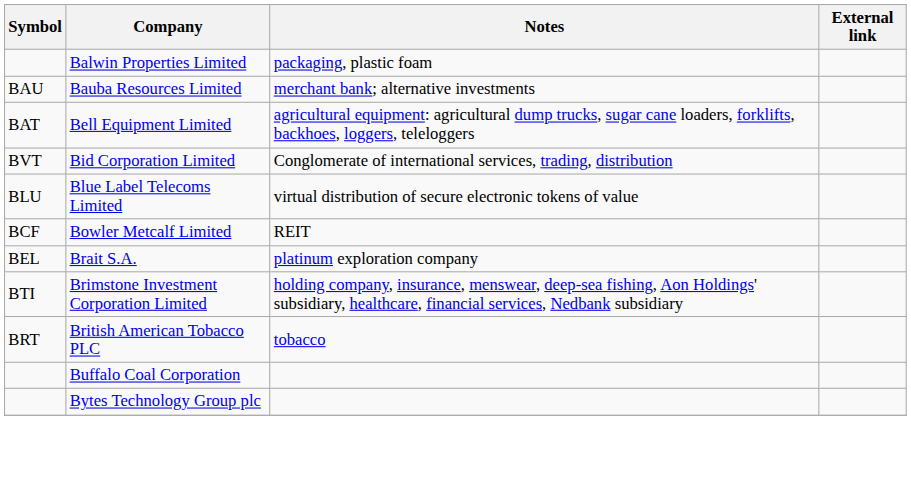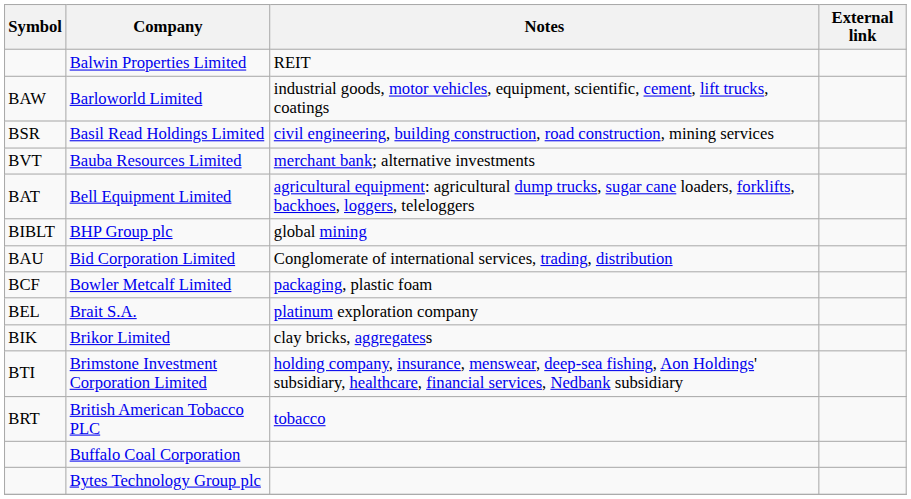(353, 62) packaging, plastic foam -> (292, 62) REIT
+ row: (136, 98)
+ row: (167, 134)
(26, 89) BAU -> (25, 160) BVT
+ row: (121, 232)
(25, 160) BVT -> (26, 258) BAU
- row: (140, 196)
(292, 232) REIT -> (353, 284) packaging, plastic foam
+ row: (120, 337)
